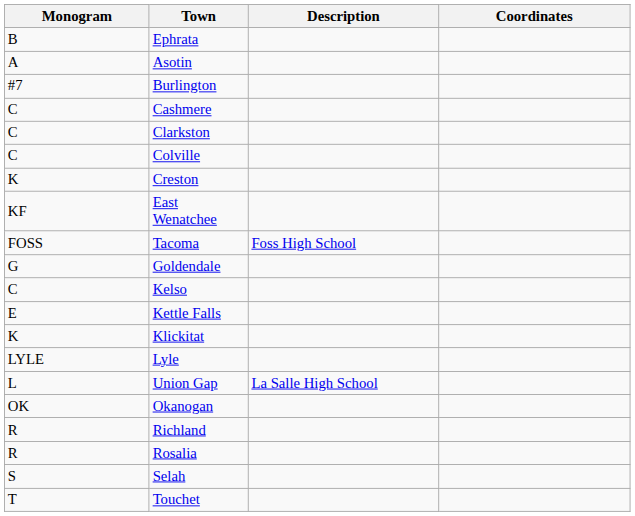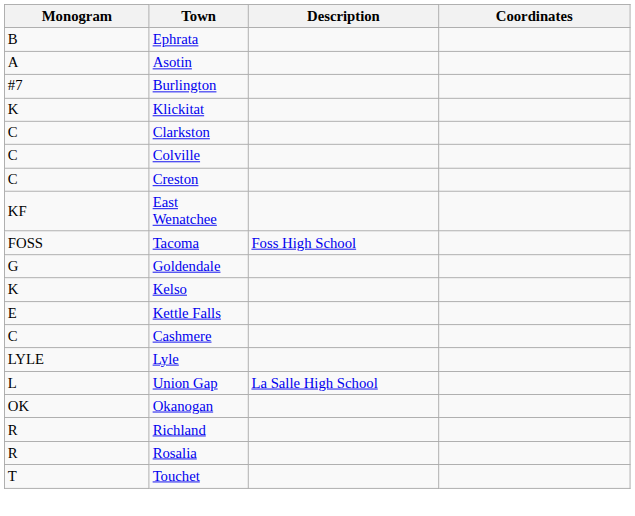rows swapped: (182, 109) <-> (178, 336)
(13, 179) K -> (13, 179) C
(13, 289) C -> (13, 289) K
- row: (169, 476)
